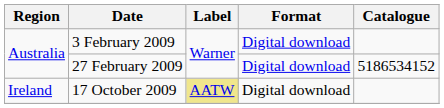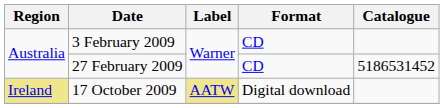(296, 41) Digital download -> (253, 41) CD
(296, 66) Digital download -> (253, 66) CD
(396, 66) 5186534152 -> (396, 66) 5186531452
(30, 90) no background -> (30, 90) khaki background
